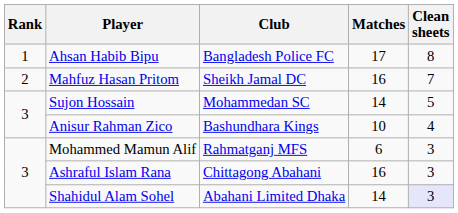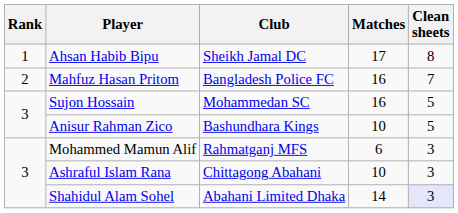(268, 56) Bangladesh Police FC -> (254, 56) Sheikh Jamal DC
(254, 79) Sheikh Jamal DC -> (268, 79) Bangladesh Police FC
(379, 102) 14 -> (379, 102) 16
(431, 126) 4 -> (431, 126) 5
(379, 172) 16 -> (379, 172) 10
